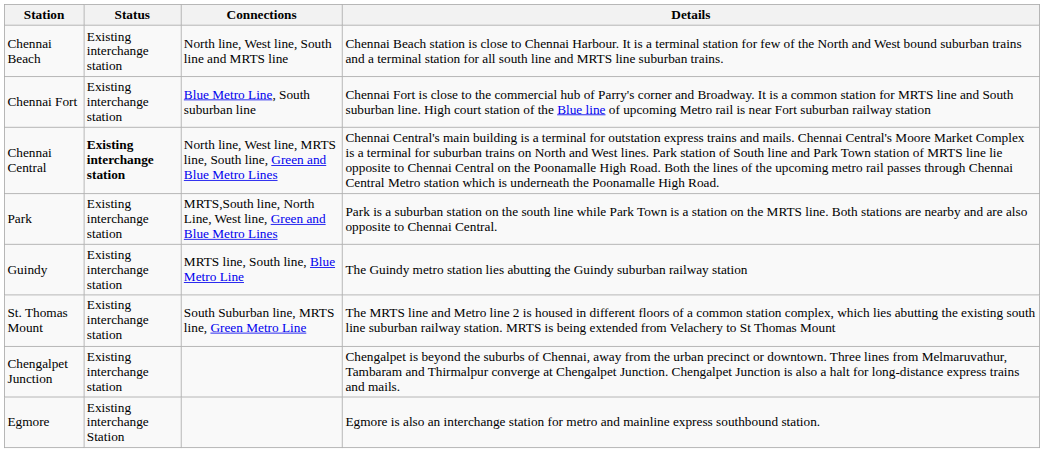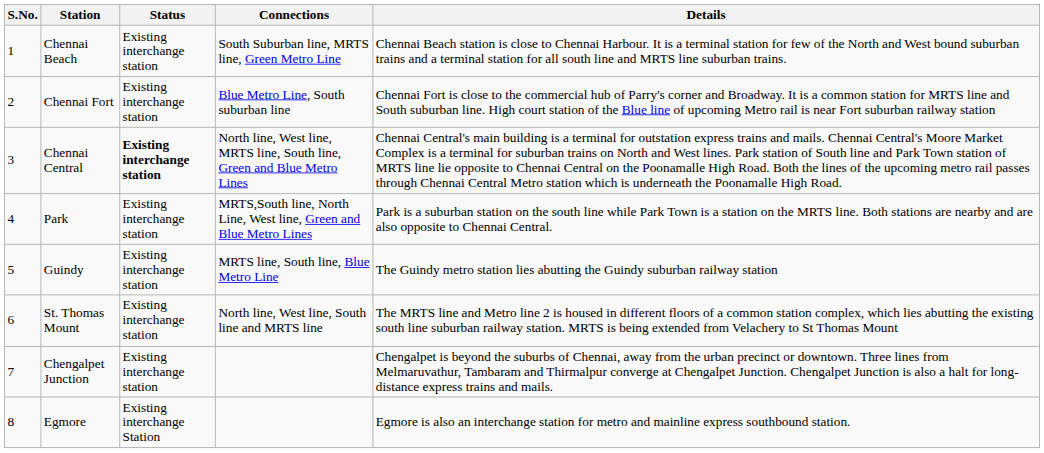+ column: (23, 15)
(258, 51) North line, West line, South line and MRTS line -> (294, 51) South Suburban line, MRTS line, Green Metro Line
(259, 320) South Suburban line, MRTS line, Green Metro Line -> (292, 320) North line, West line, South line and MRTS line
